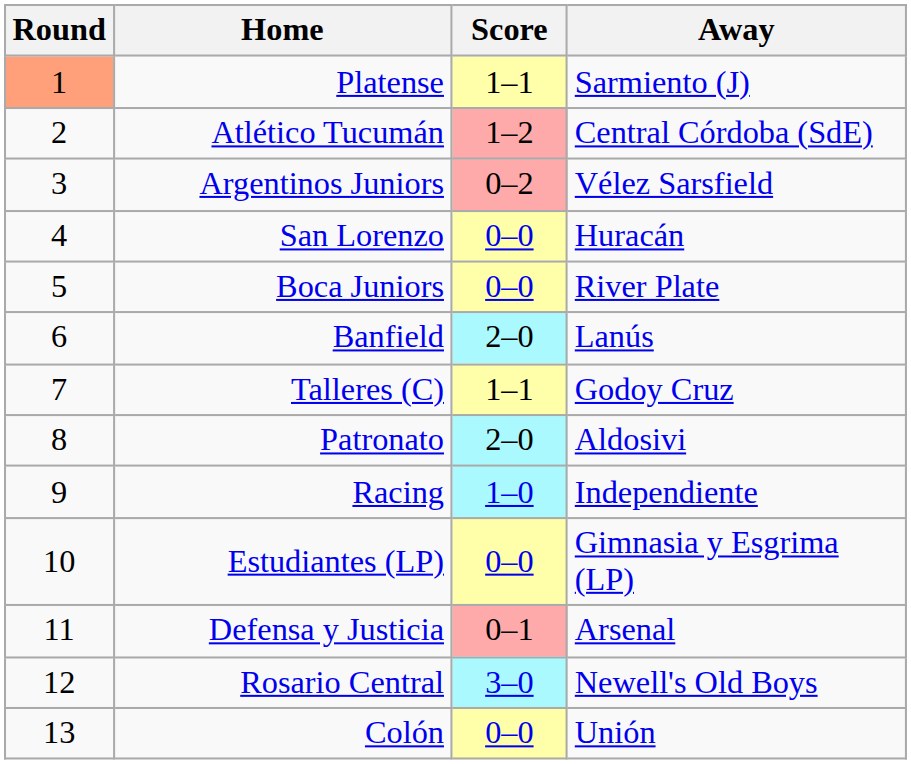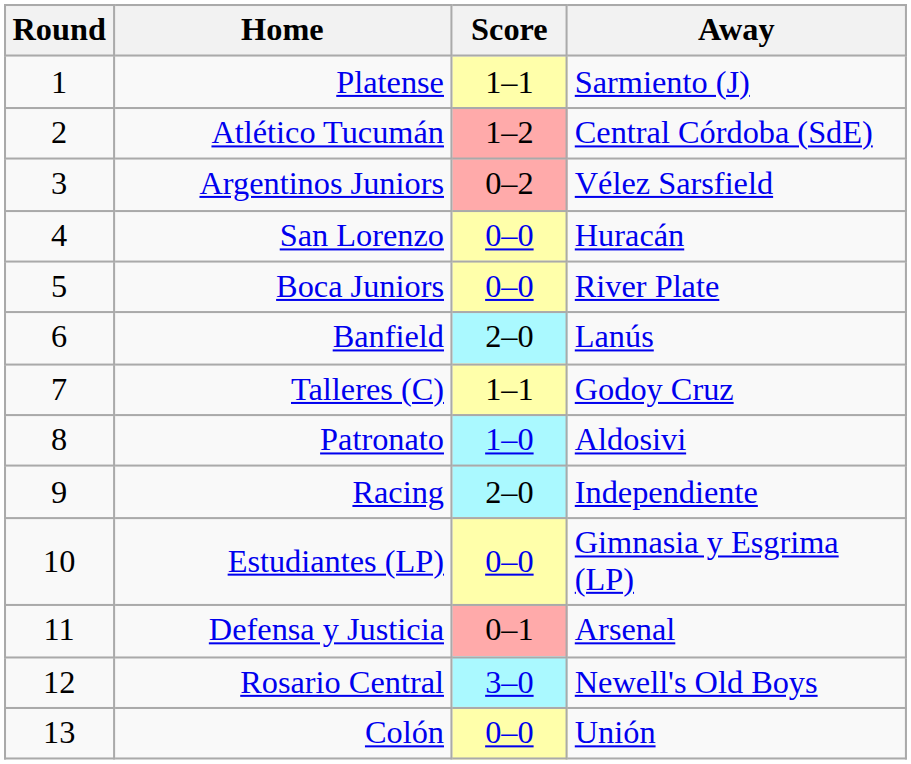(59, 81) lightsalmon background -> (59, 81) no background
(509, 440) 2–0 -> (509, 440) 1–0
(509, 491) 1–0 -> (509, 491) 2–0
